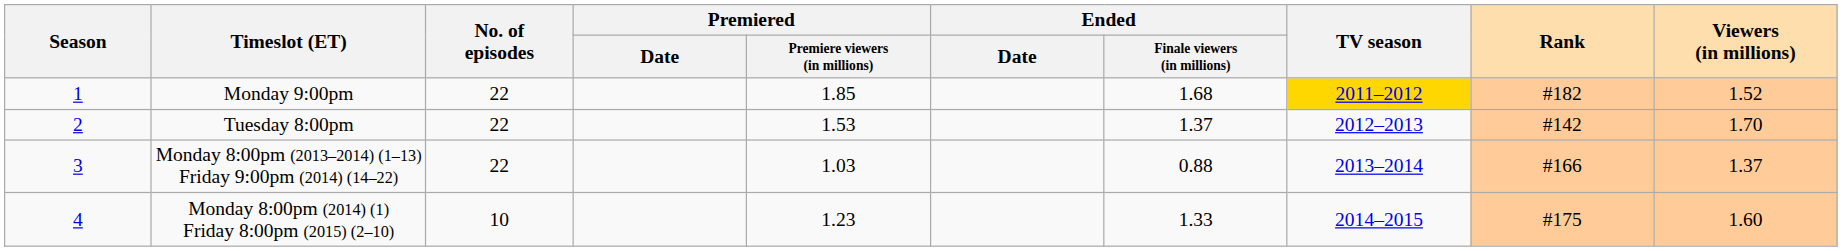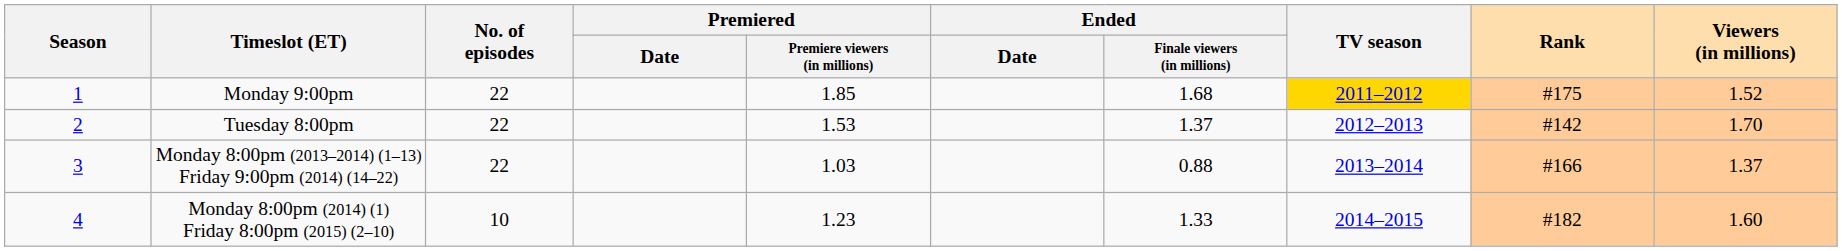(1562, 93) #182 -> (1562, 93) #175
(1562, 219) #175 -> (1562, 219) #182
